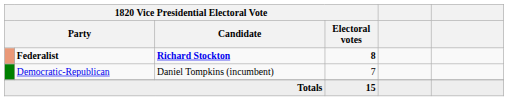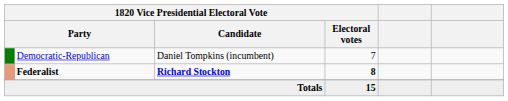rows swapped: (38, 56) <-> (63, 72)
